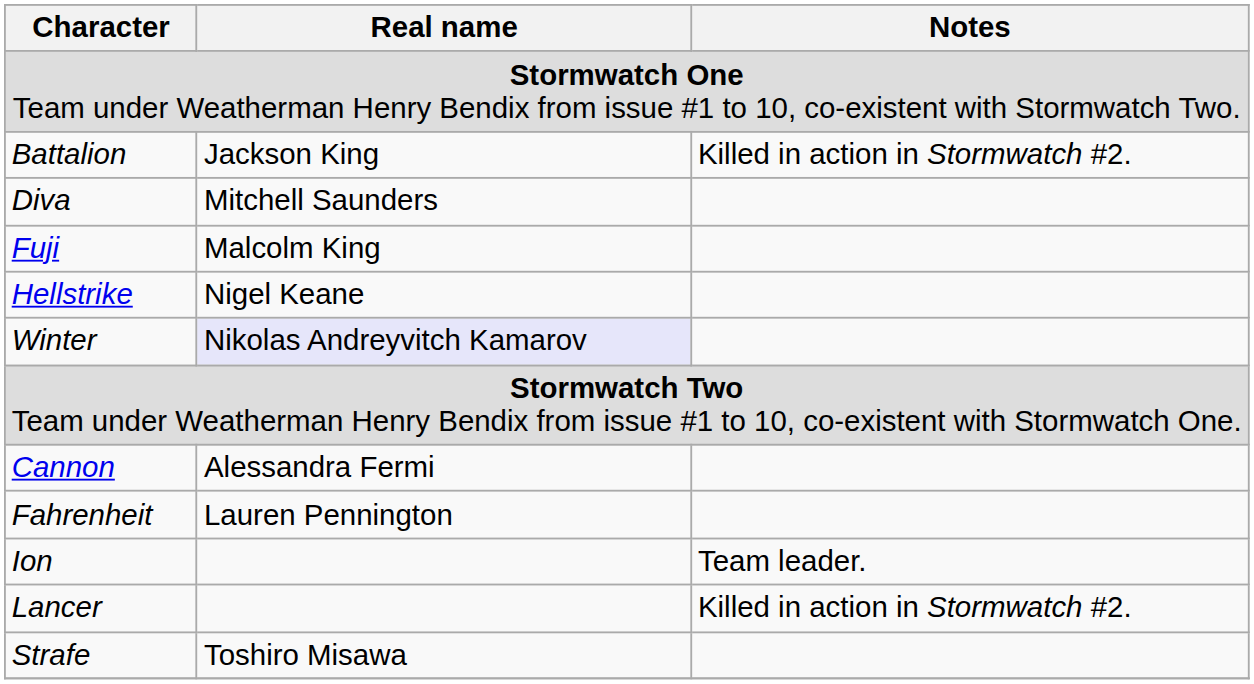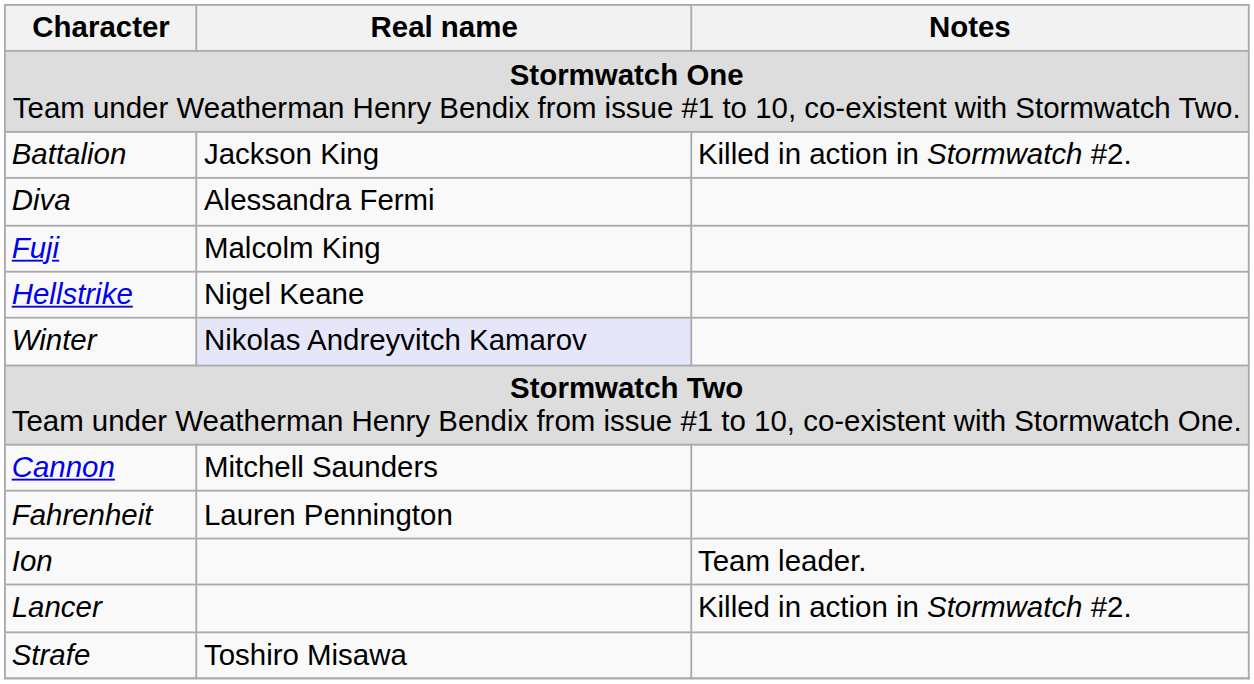(321, 201) Mitchell Saunders -> (319, 201) Alessandra Fermi
(319, 467) Alessandra Fermi -> (321, 467) Mitchell Saunders
